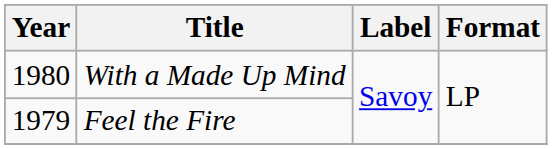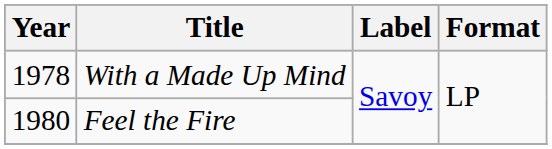(41, 74) 1980 -> (41, 74) 1978
(41, 120) 1979 -> (41, 120) 1980
